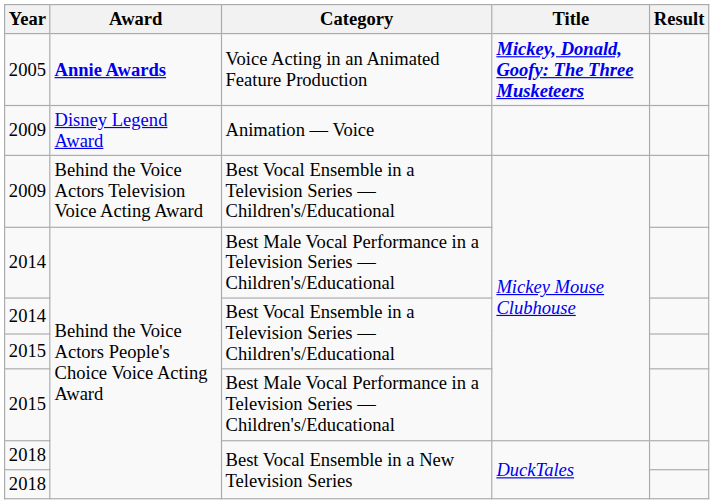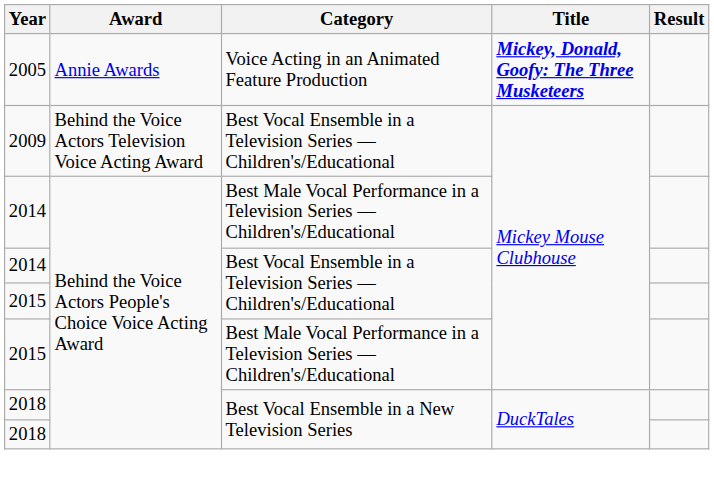(110, 69) bold -> (107, 69) normal
- row: (27, 130)
